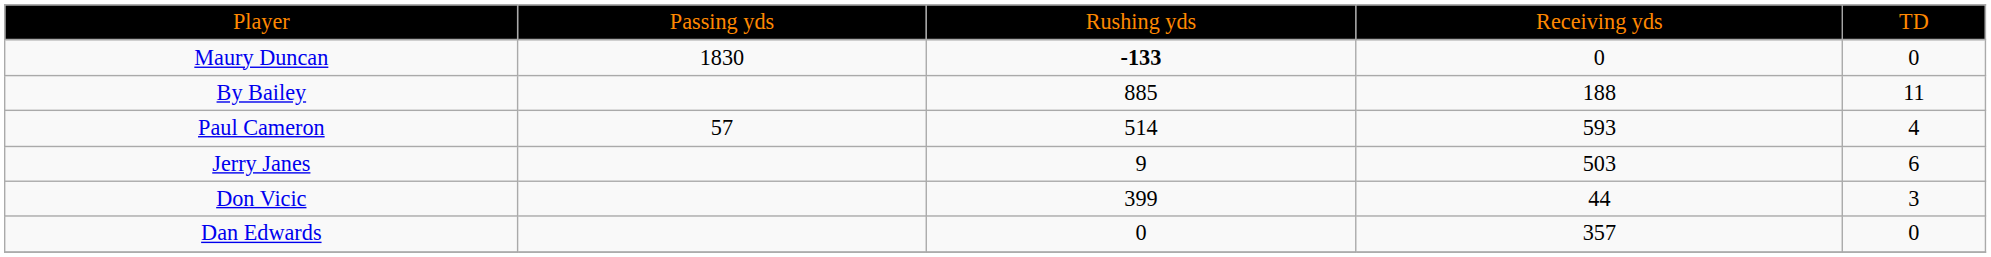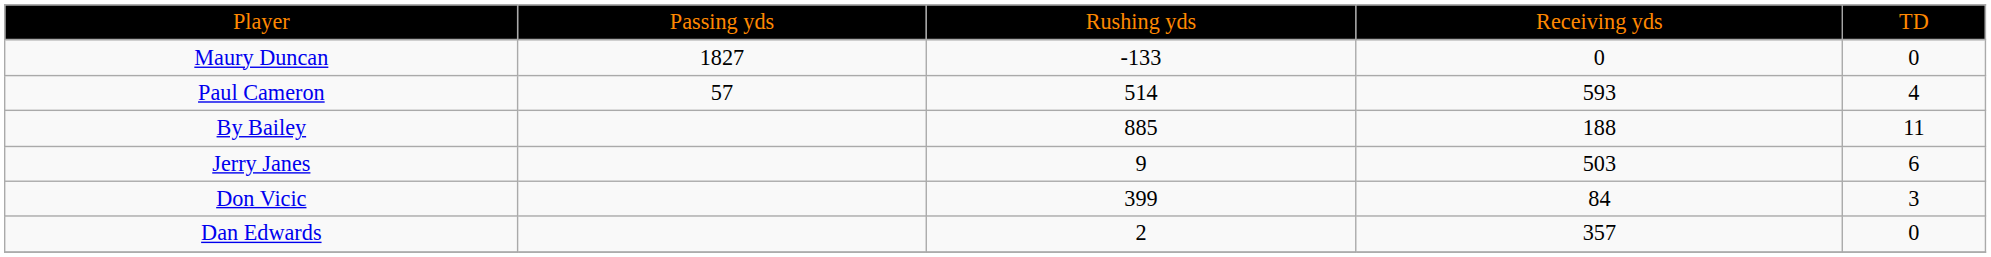(722, 57) 1830 -> (722, 57) 1827
(1141, 57) bold -> (1141, 57) normal
rows swapped: (261, 92) <-> (261, 127)
(1599, 198) 44 -> (1599, 198) 84
(1141, 233) 0 -> (1141, 233) 2
